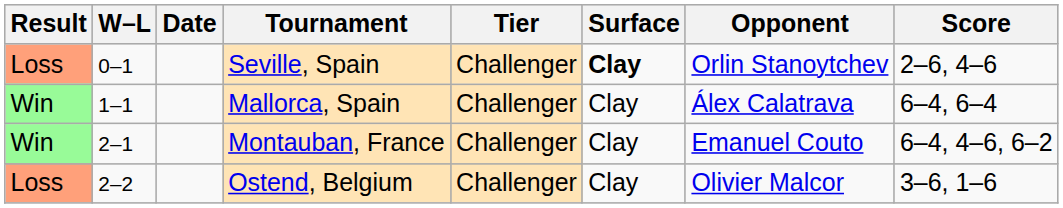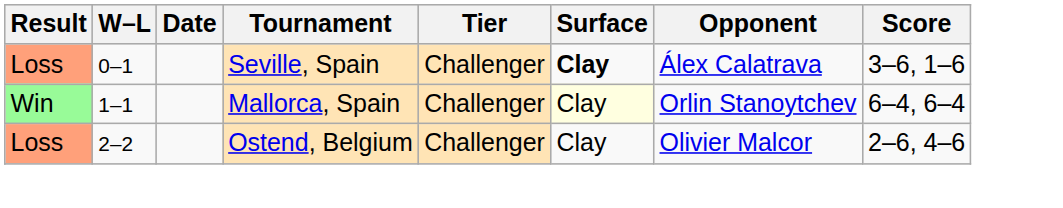(790, 63) Orlin Stanoytchev -> (741, 63) Álex Calatrava
(949, 63) 2–6, 4–6 -> (917, 63) 3–6, 1–6
(613, 103) no background -> (581, 103) lightyellow background
(773, 103) Álex Calatrava -> (758, 103) Orlin Stanoytchev
- row: (336, 143)
(949, 182) 3–6, 1–6 -> (917, 143) 2–6, 4–6
